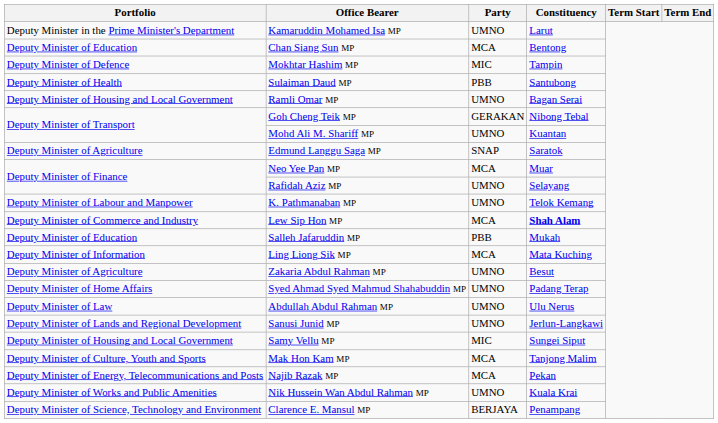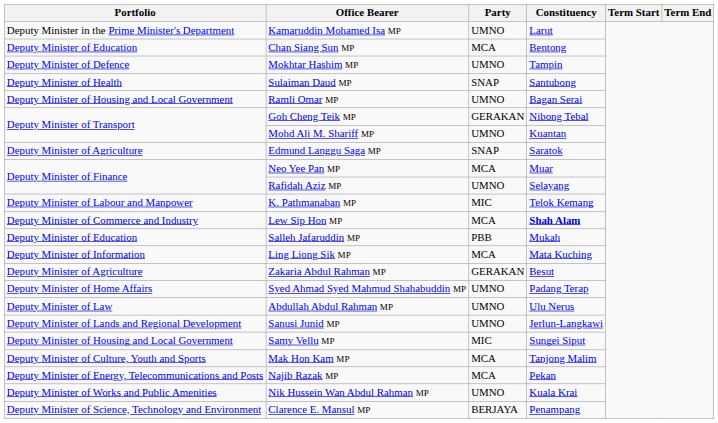(481, 64) MIC -> (488, 64) UMNO
(481, 82) PBB -> (485, 82) SNAP
(488, 202) UMNO -> (481, 202) MIC
(488, 271) UMNO -> (498, 271) GERAKAN
